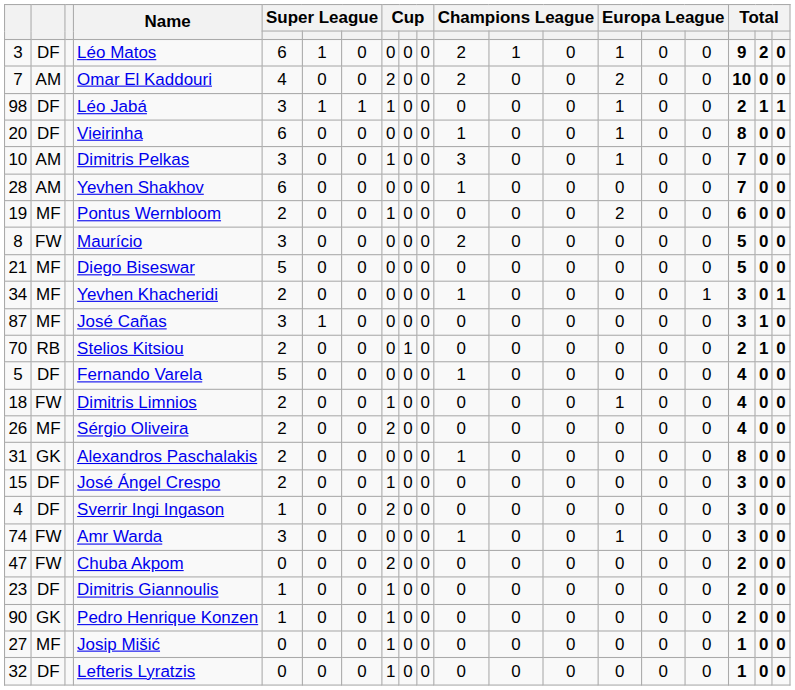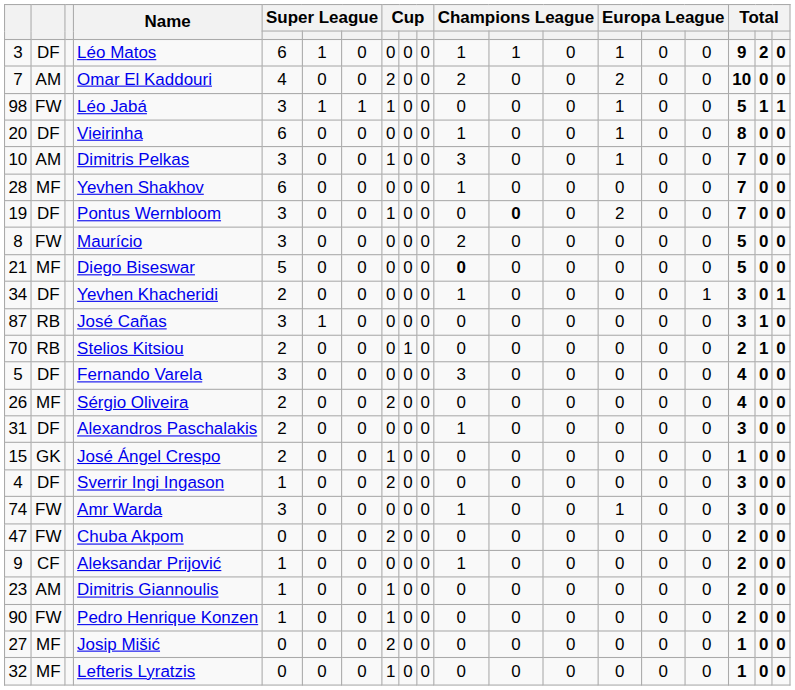(461, 52) 2 -> (461, 52) 1
(48, 106) DF -> (48, 106) FW
(742, 106) 2 -> (742, 106) 5
(48, 187) AM -> (48, 187) MF
(48, 214) MF -> (48, 214) DF
(282, 214) 2 -> (282, 214) 3
(516, 214) normal -> (516, 214) bold
(742, 214) 6 -> (742, 214) 7
(461, 267) normal -> (461, 267) bold
(48, 294) MF -> (48, 294) DF
(48, 321) MF -> (48, 321) RB
(282, 375) 5 -> (282, 375) 3
(461, 375) 1 -> (461, 375) 3
- row: (137, 402)
(48, 456) GK -> (48, 429) DF
(742, 456) 8 -> (742, 429) 3
(48, 483) DF -> (48, 456) GK
(742, 483) 3 -> (742, 456) 1
+ row: (149, 563)
(48, 590) DF -> (48, 590) AM
(48, 617) GK -> (48, 617) FW
(391, 644) 1 -> (391, 644) 2
(48, 671) DF -> (48, 671) MF
